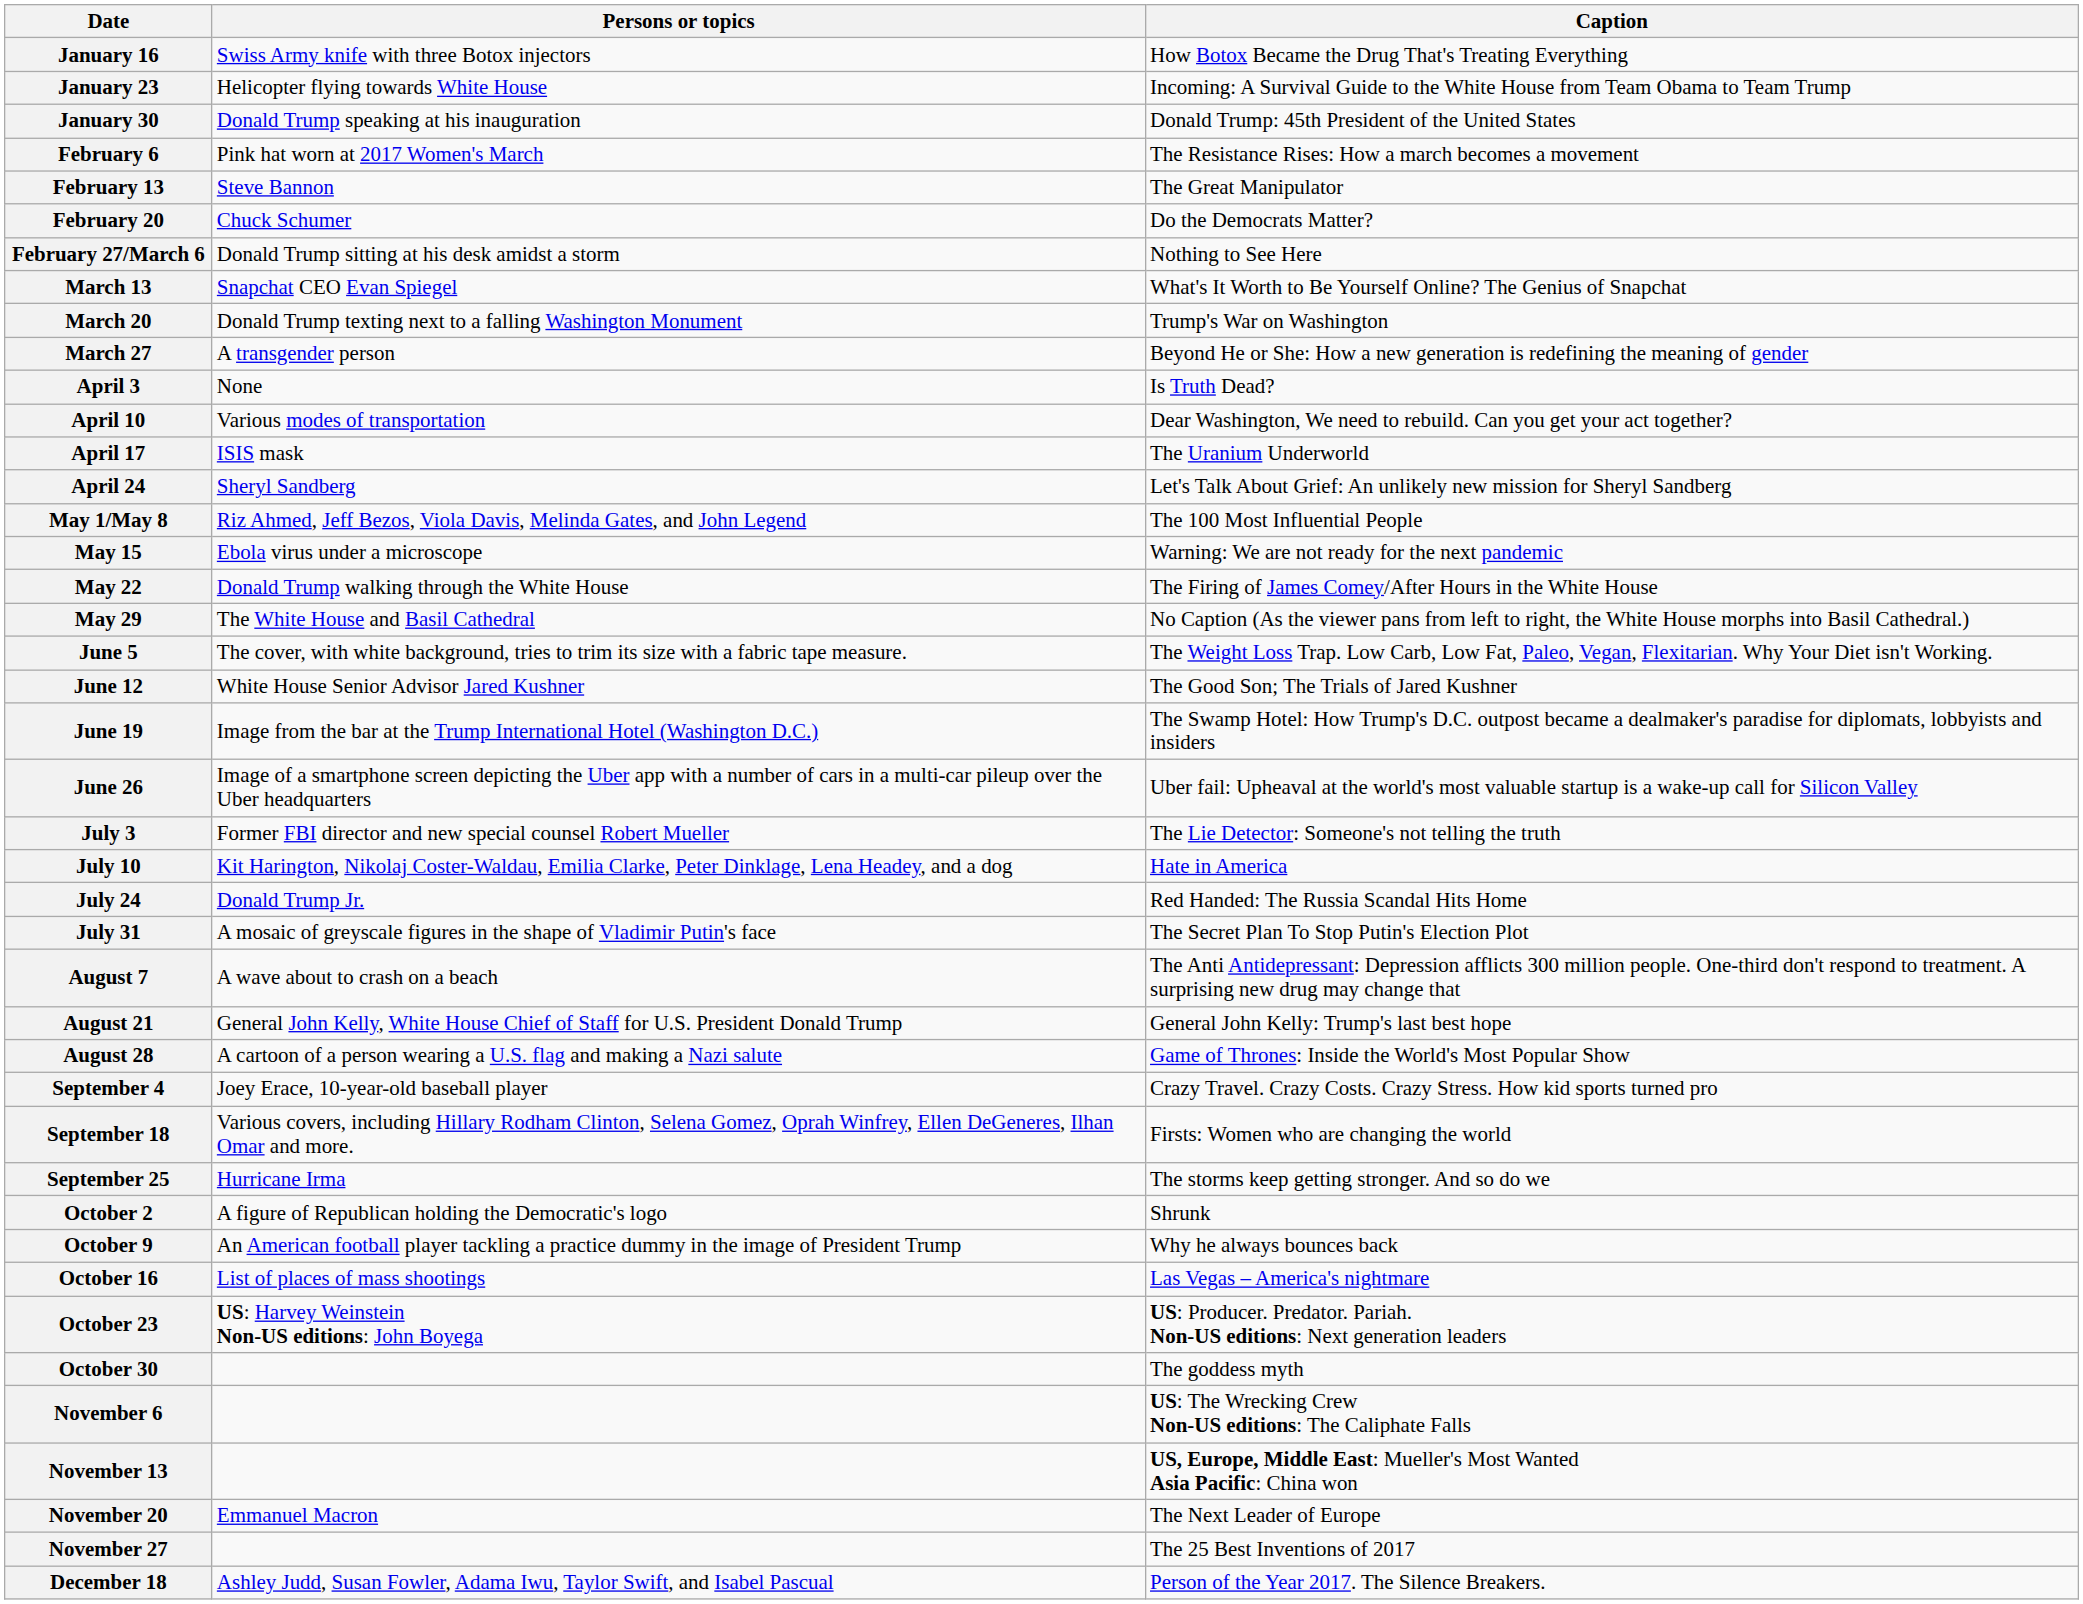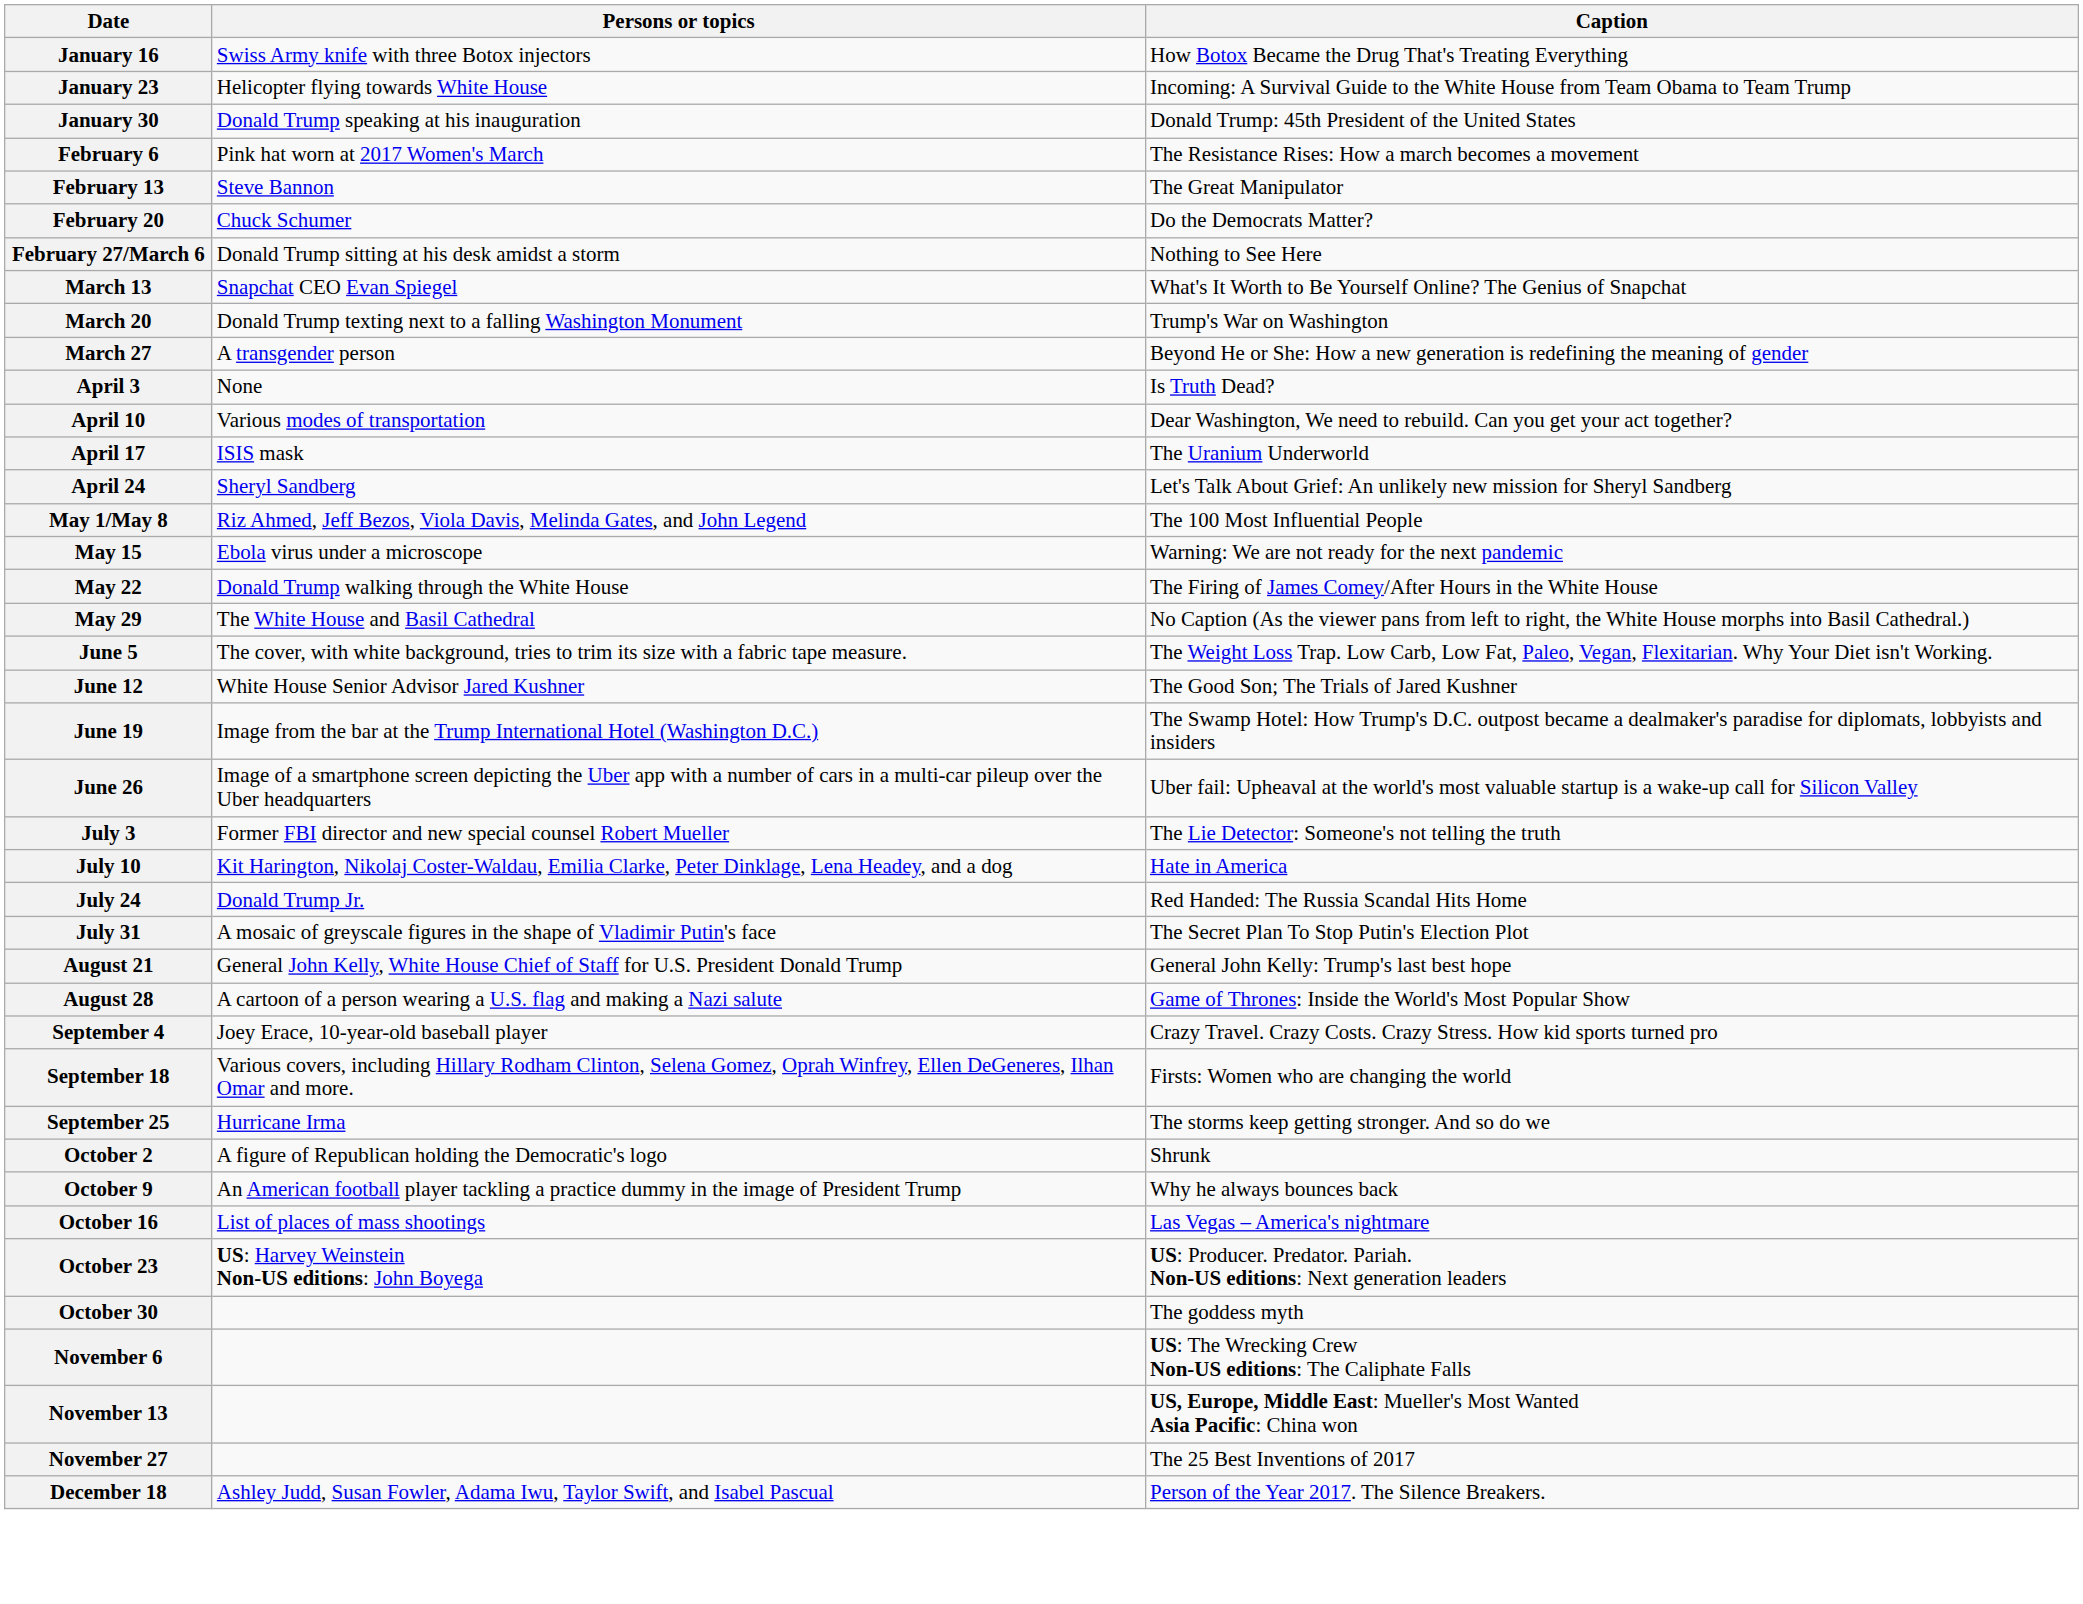- row: (108, 977)
- row: (108, 1515)
